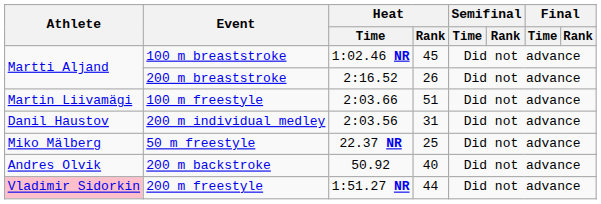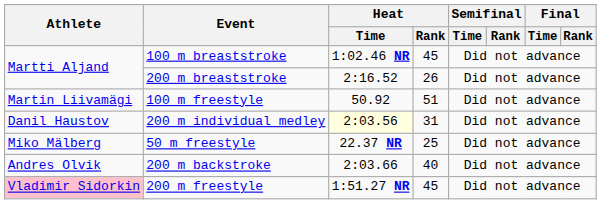(371, 100) 2:03.66 -> (371, 100) 50.92
(371, 122) no background -> (371, 122) lightyellow background
(371, 165) 50.92 -> (371, 165) 2:03.66
(430, 187) 44 -> (430, 187) 45
